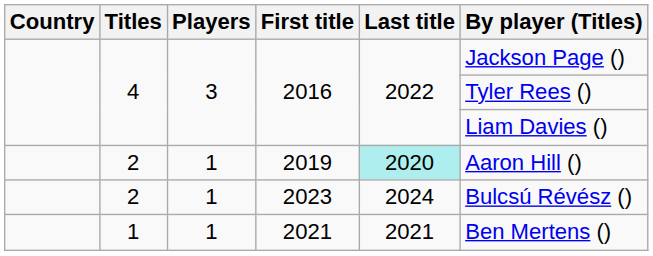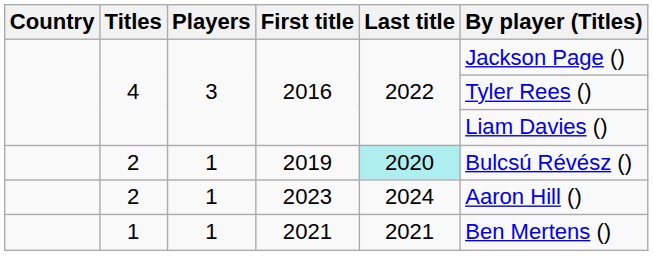(523, 162) Aaron Hill () -> (549, 162) Bulcsú Révész ()
(549, 197) Bulcsú Révész () -> (523, 197) Aaron Hill ()
